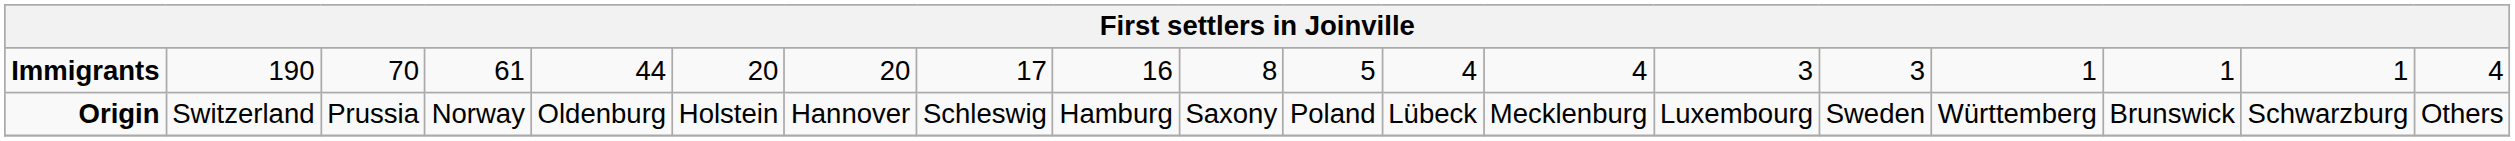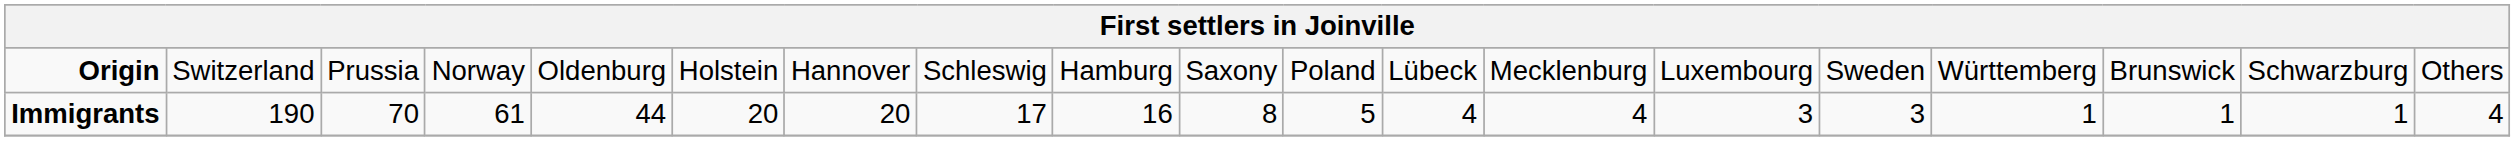rows swapped: (119, 113) <-> (85, 69)
